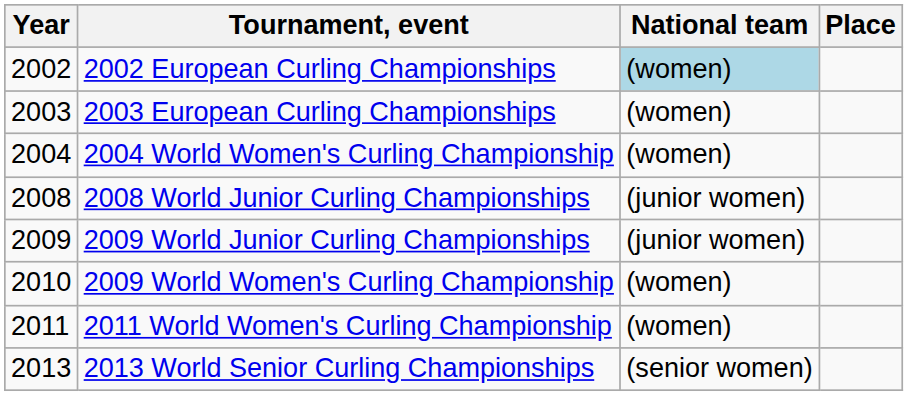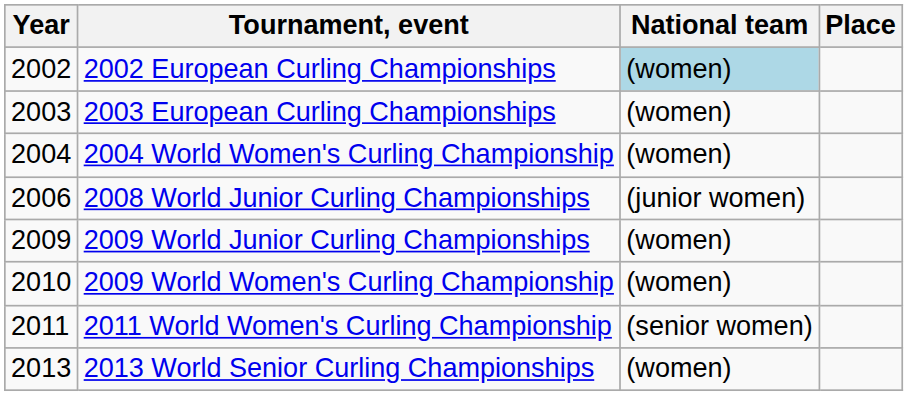(41, 197) 2008 -> (41, 197) 2006
(716, 240) (junior women) -> (679, 240) (women)
(679, 326) (women) -> (720, 326) (senior women)
(720, 369) (senior women) -> (679, 369) (women)
